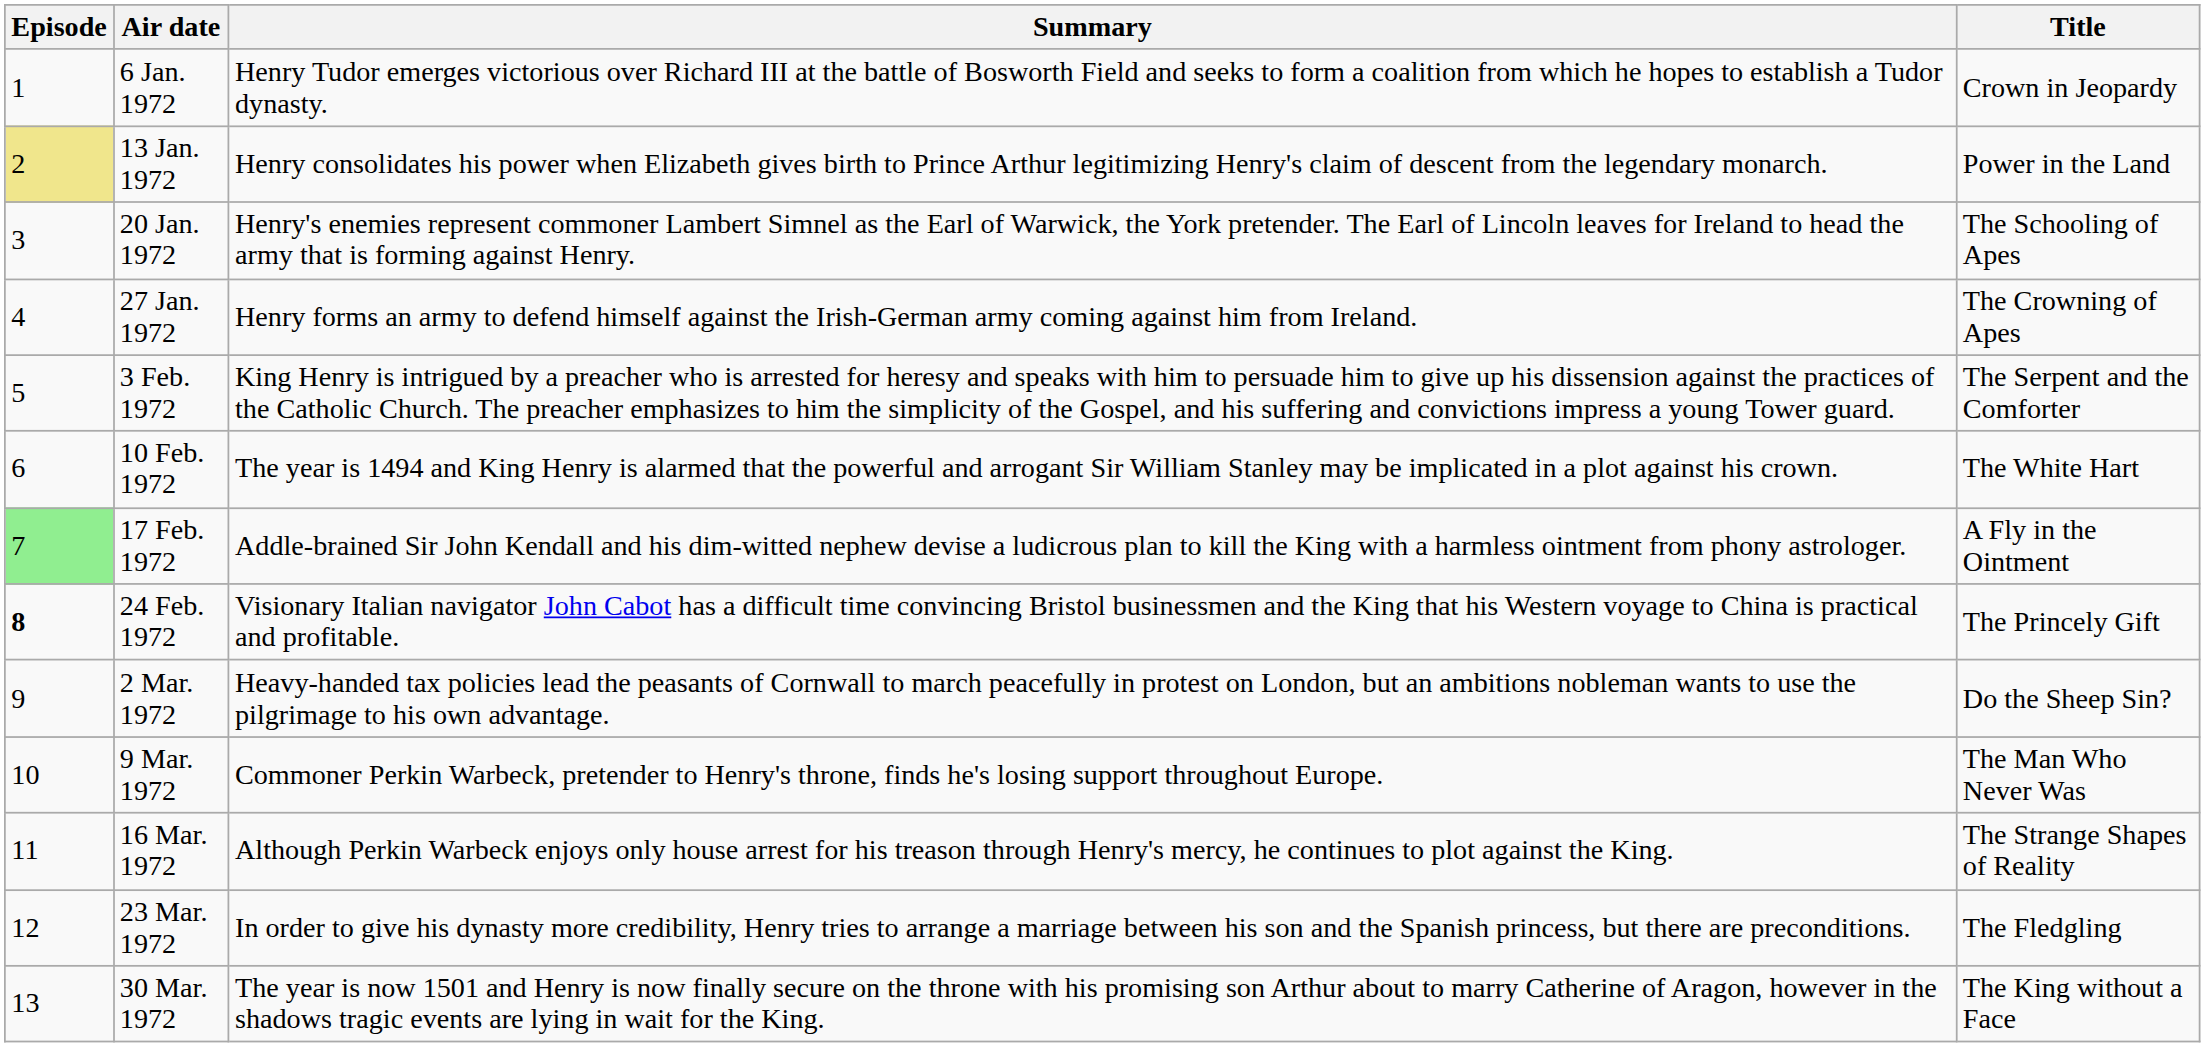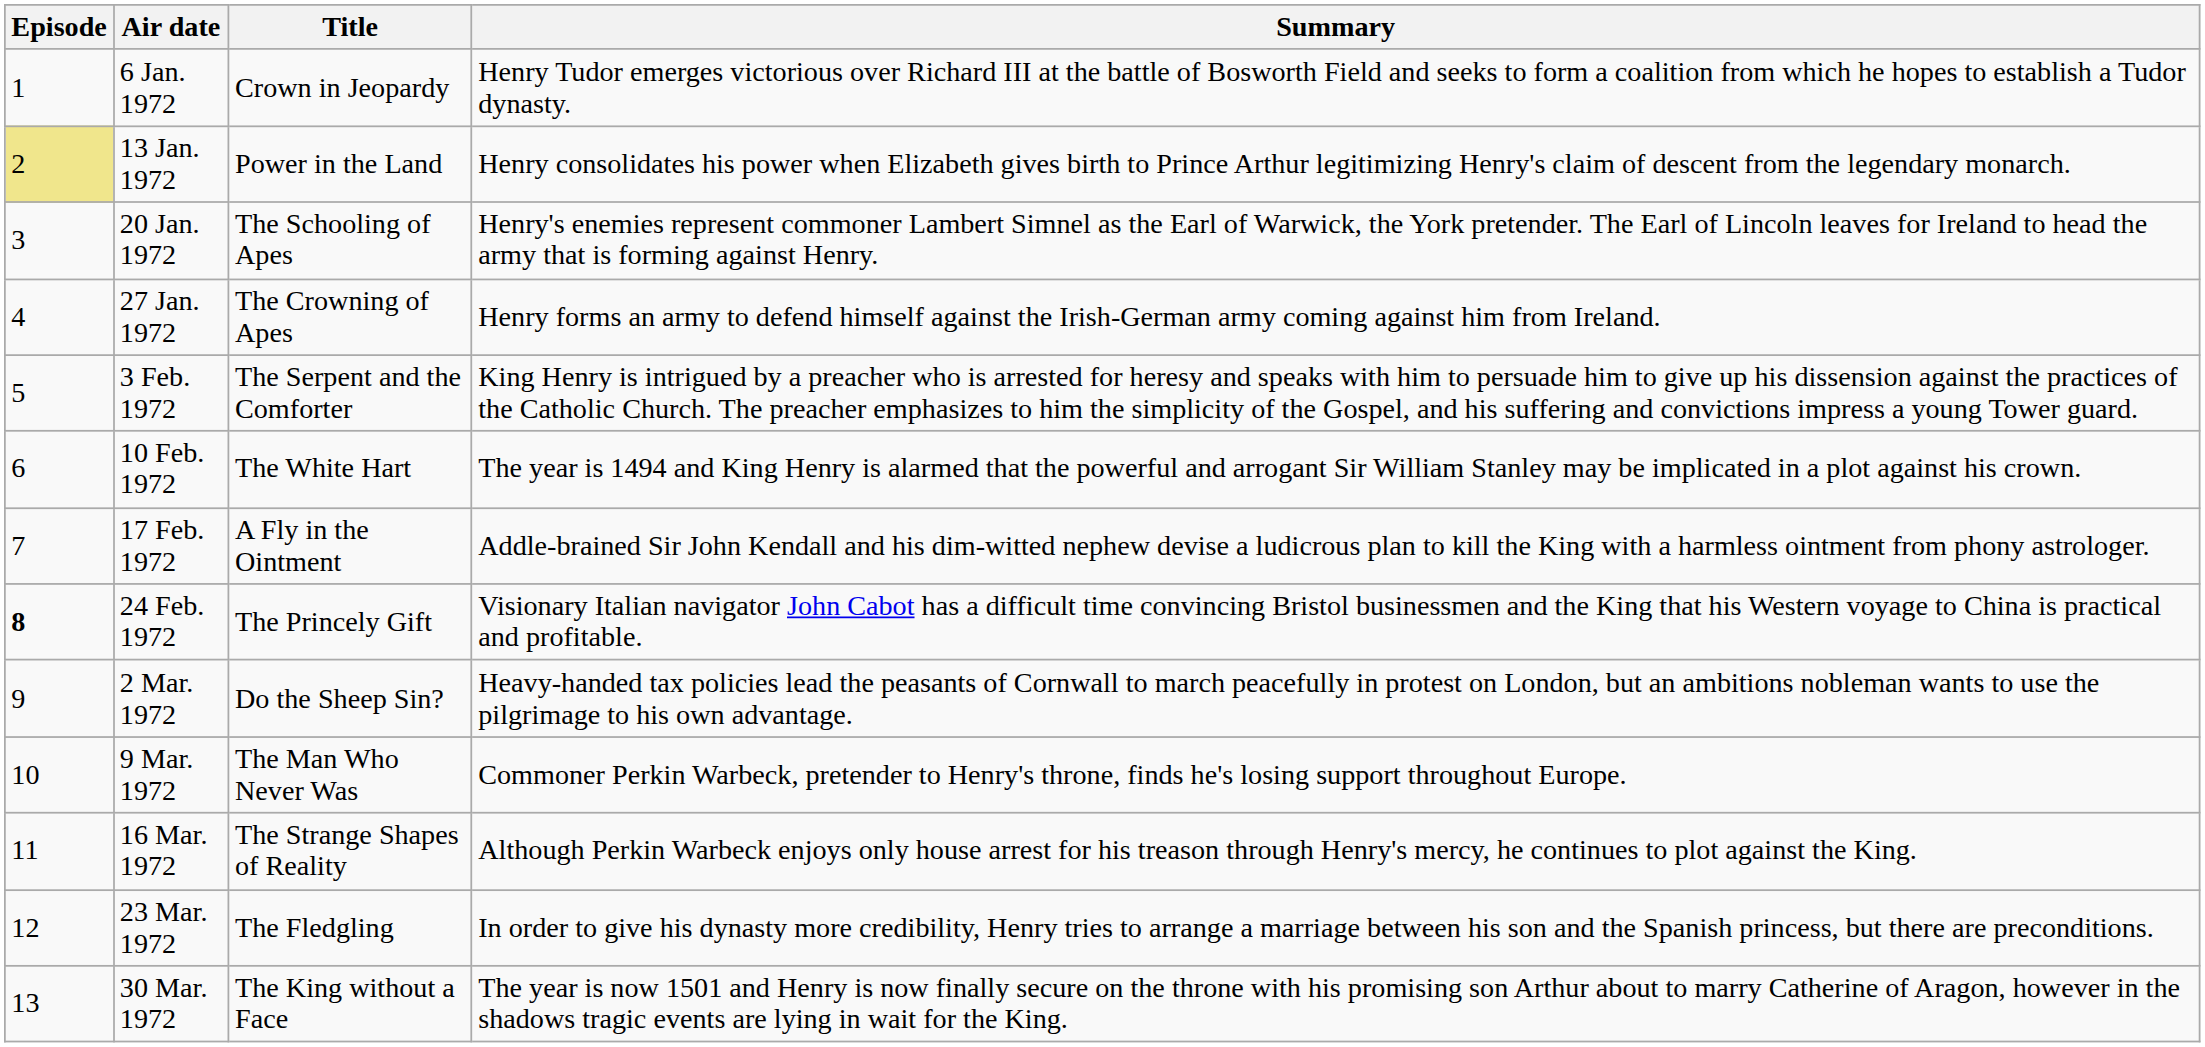columns swapped: (2078, 26) <-> (1092, 26)
(18, 545) lightgreen background -> (18, 545) no background
